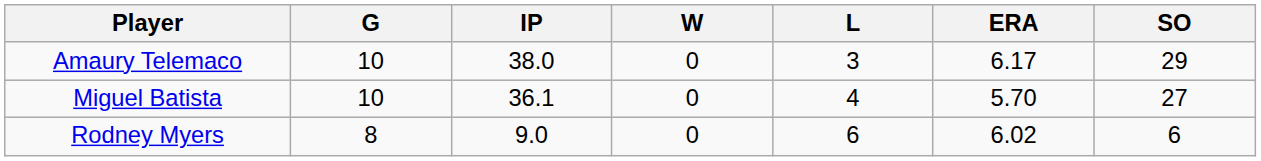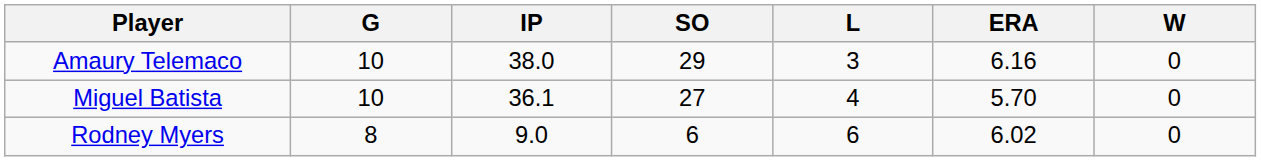columns swapped: (692, 23) <-> (1174, 23)
(1014, 60) 6.17 -> (1014, 60) 6.16
